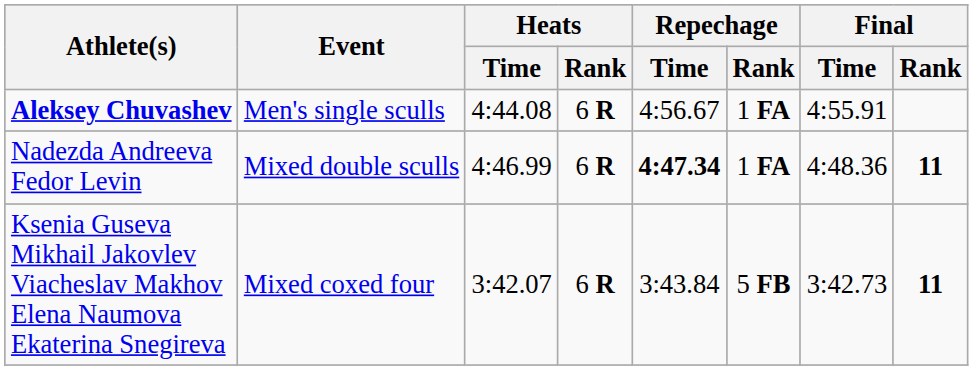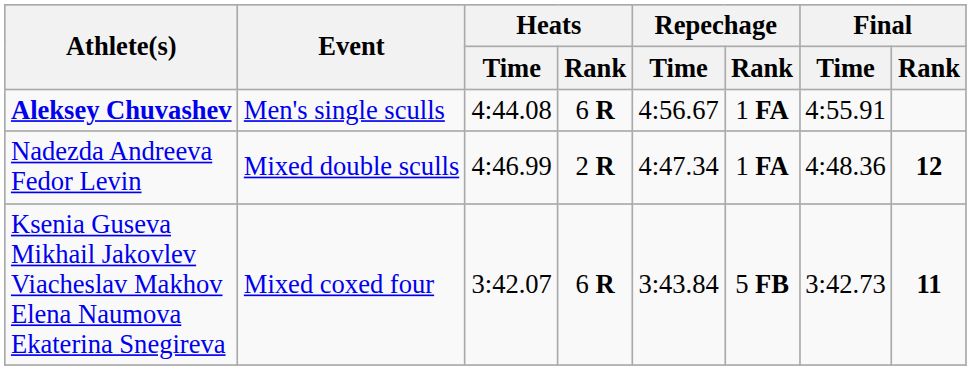(595, 166) 6 R -> (595, 166) 2 R
(679, 166) bold -> (679, 166) normal
(930, 166) 11 -> (929, 166) 12
